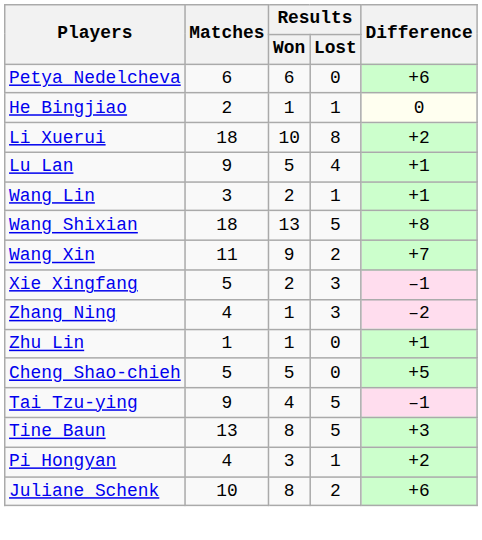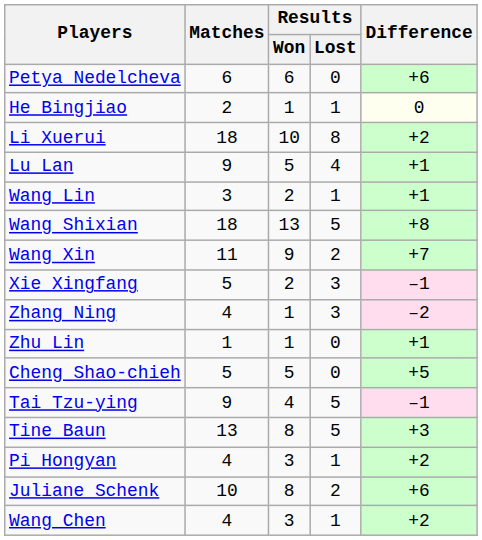+ row: (57, 521)
